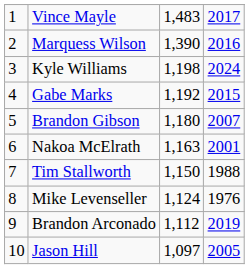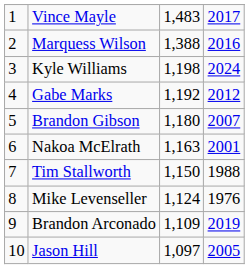(182, 43) 1,390 -> (182, 43) 1,388
(224, 95) 2015 -> (224, 95) 2012
(181, 224) 1,112 -> (182, 224) 1,109
